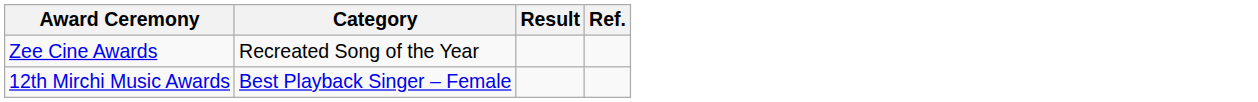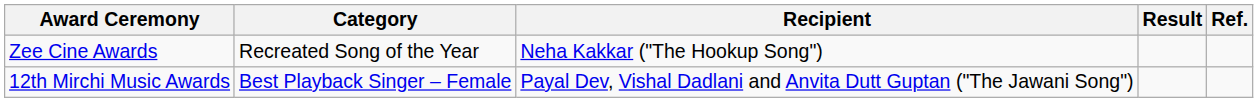+ column: (827, 19)
